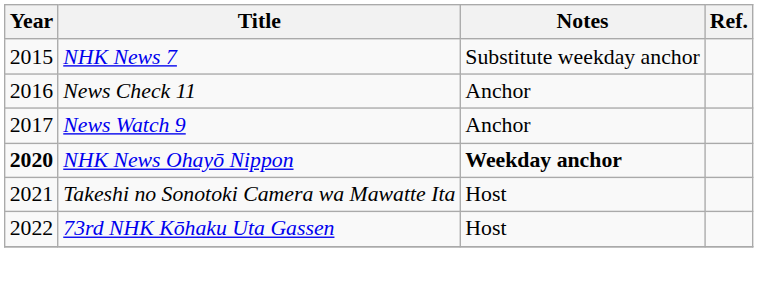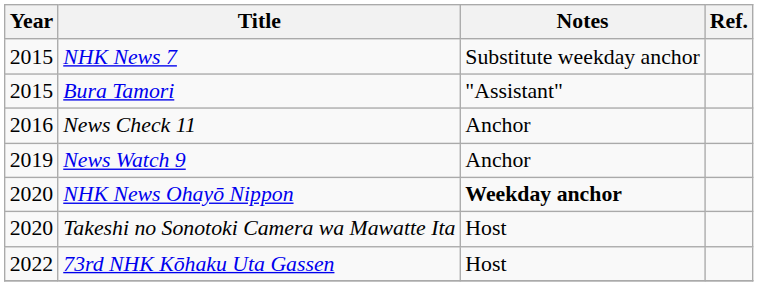+ row: (119, 90)
(31, 125) 2017 -> (31, 159) 2019
(31, 159) bold -> (31, 194) normal
(31, 194) 2021 -> (31, 228) 2020
